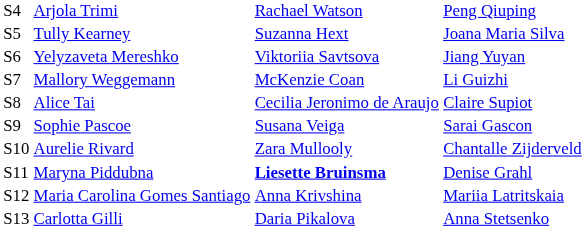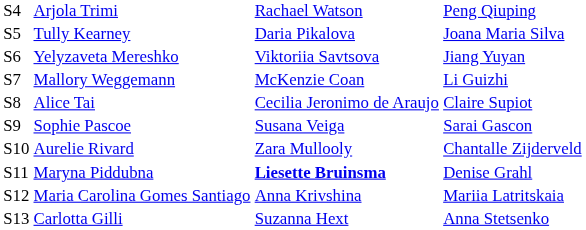(302, 33) Suzanna Hext -> (305, 33) Daria Pikalova
(305, 218) Daria Pikalova -> (302, 218) Suzanna Hext
